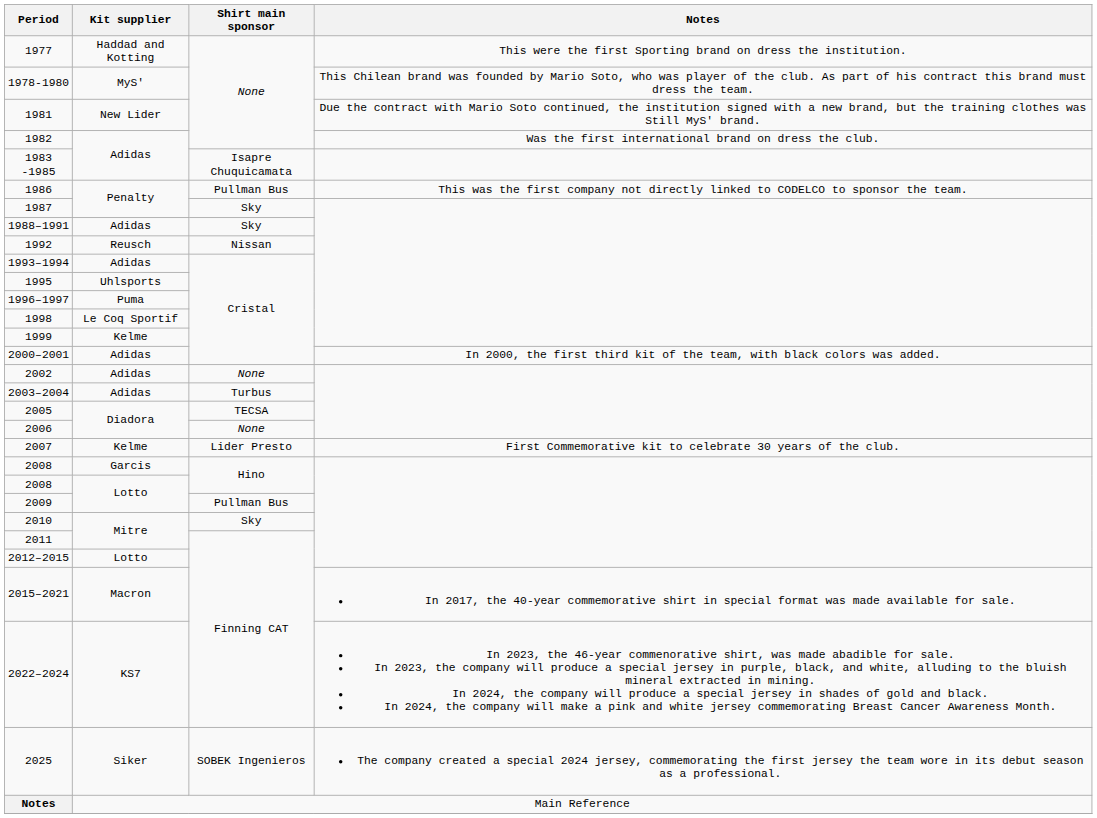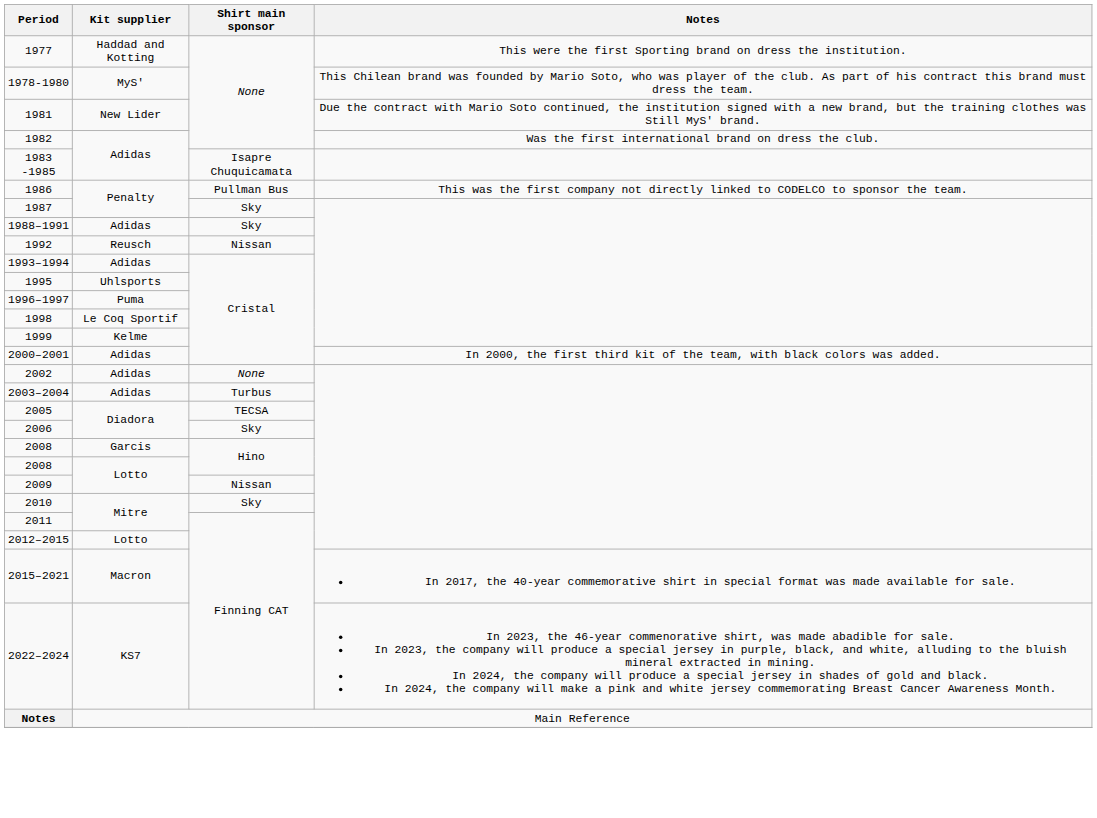(251, 429) None -> (251, 429) Sky
- row: (38, 448)
(251, 503) Pullman Bus -> (251, 484) Nissan
- row: (38, 761)
